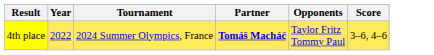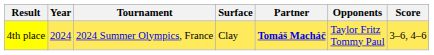+ column: (235, 12)
(61, 35) 2022 -> (61, 35) 2024
